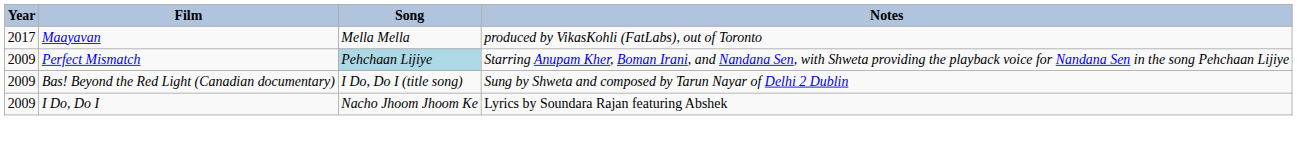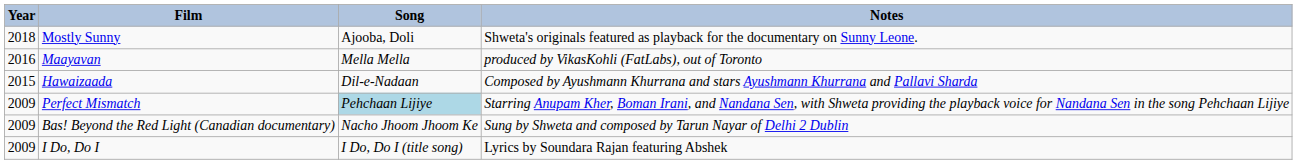+ row: (81, 37)
(22, 37) 2017 -> (22, 59) 2016
+ row: (77, 81)
(402, 81) I Do, Do I (title song) -> (410, 125) Nacho Jhoom Jhoom Ke
(410, 103) Nacho Jhoom Jhoom Ke -> (402, 147) I Do, Do I (title song)
